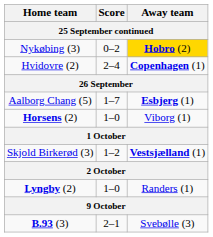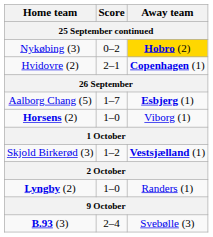(112, 65) 2–4 -> (112, 65) 2–1
(112, 223) 2–1 -> (112, 223) 2–4
